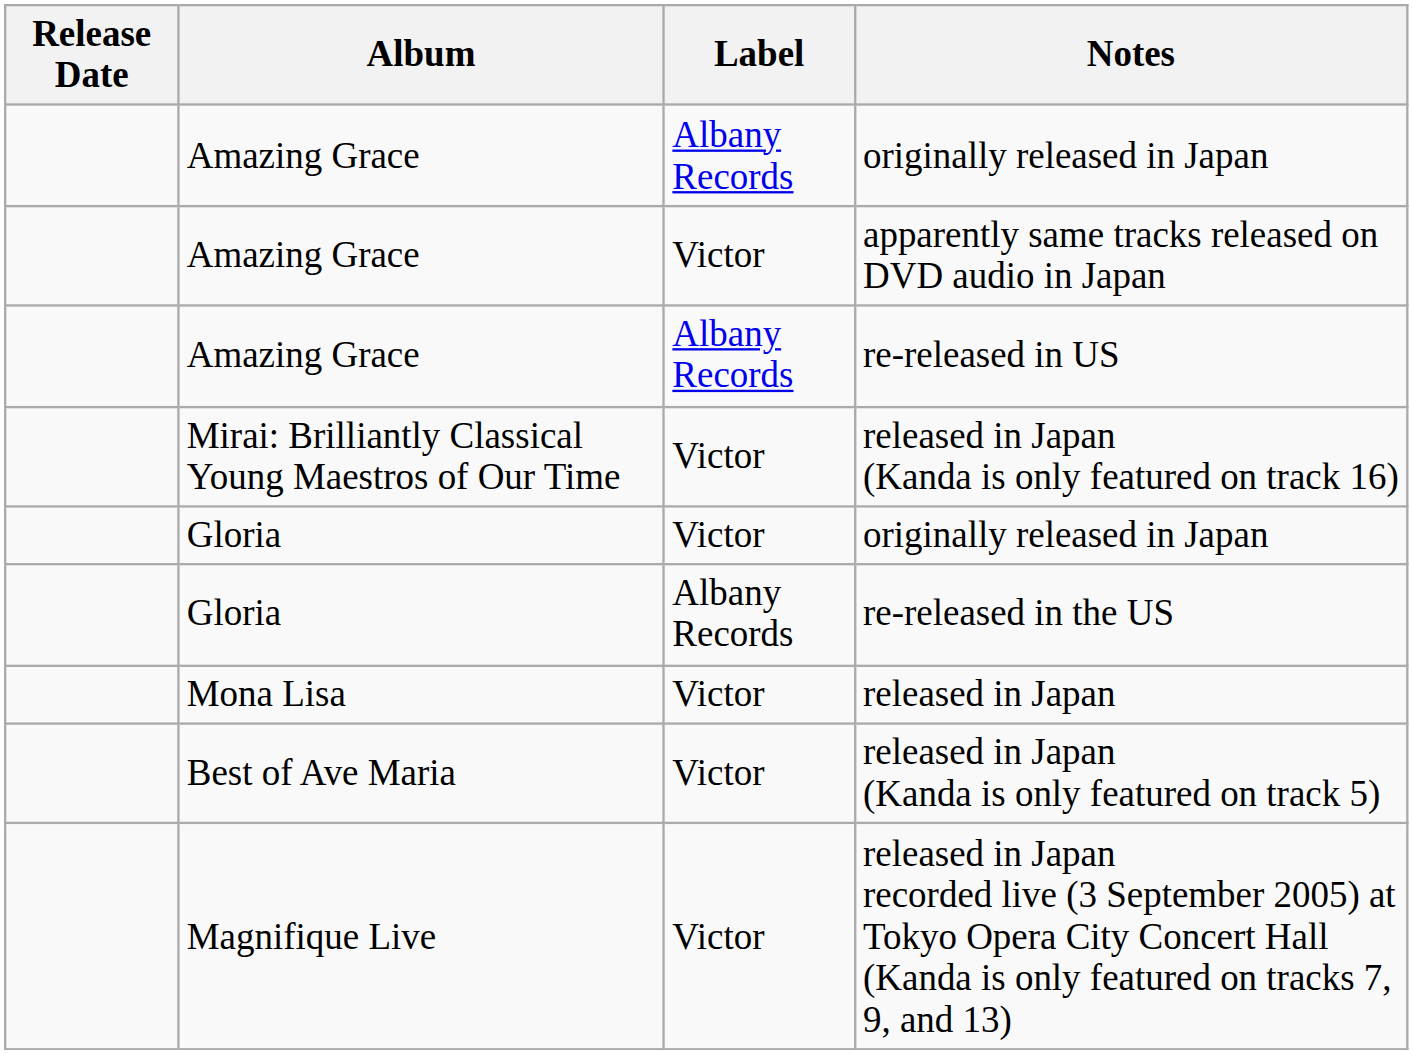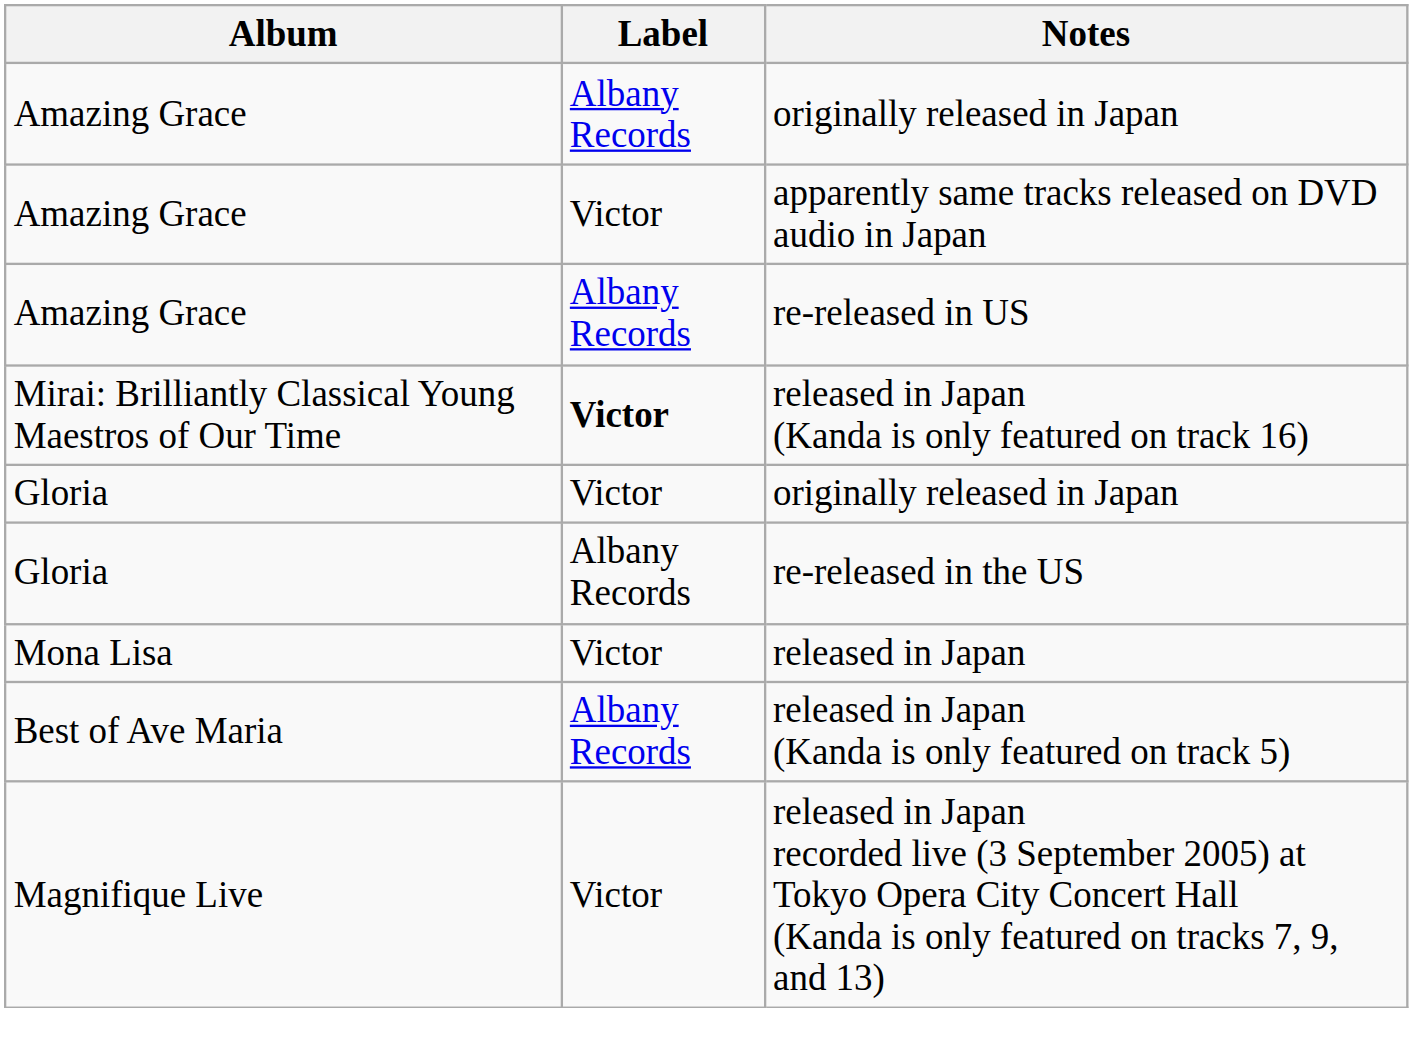- column: (92, 54)
(718, 455) normal -> (619, 413) bold
(718, 773) Victor -> (630, 731) Albany Records
